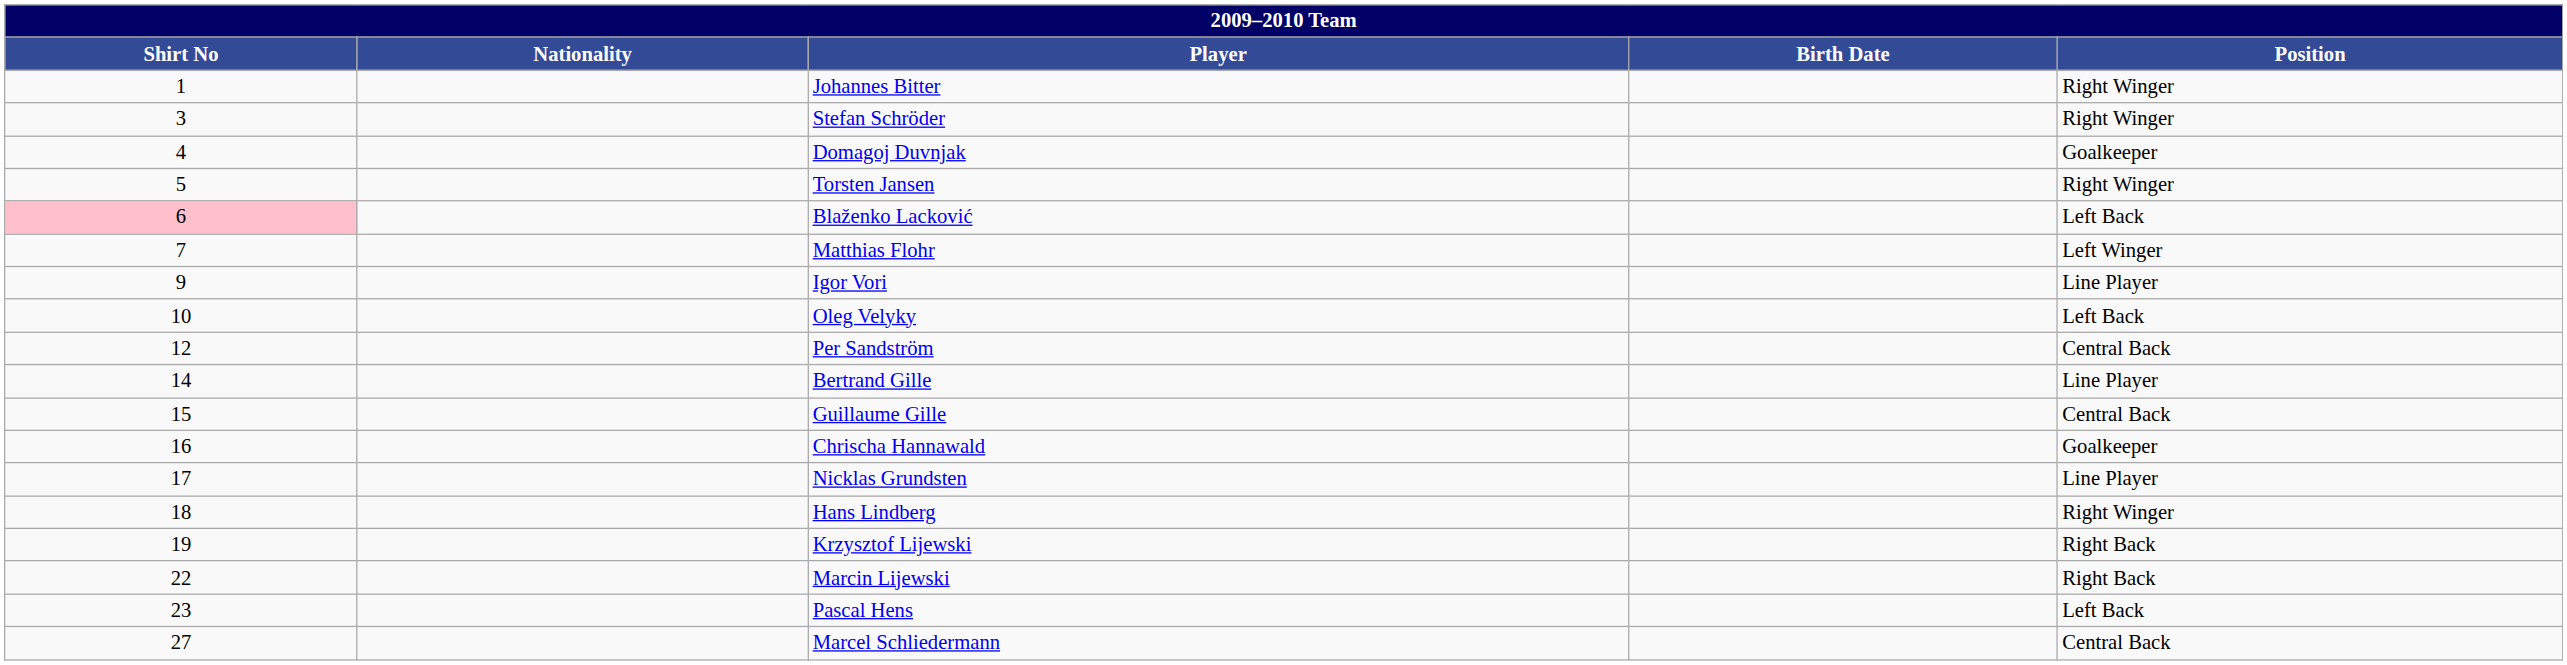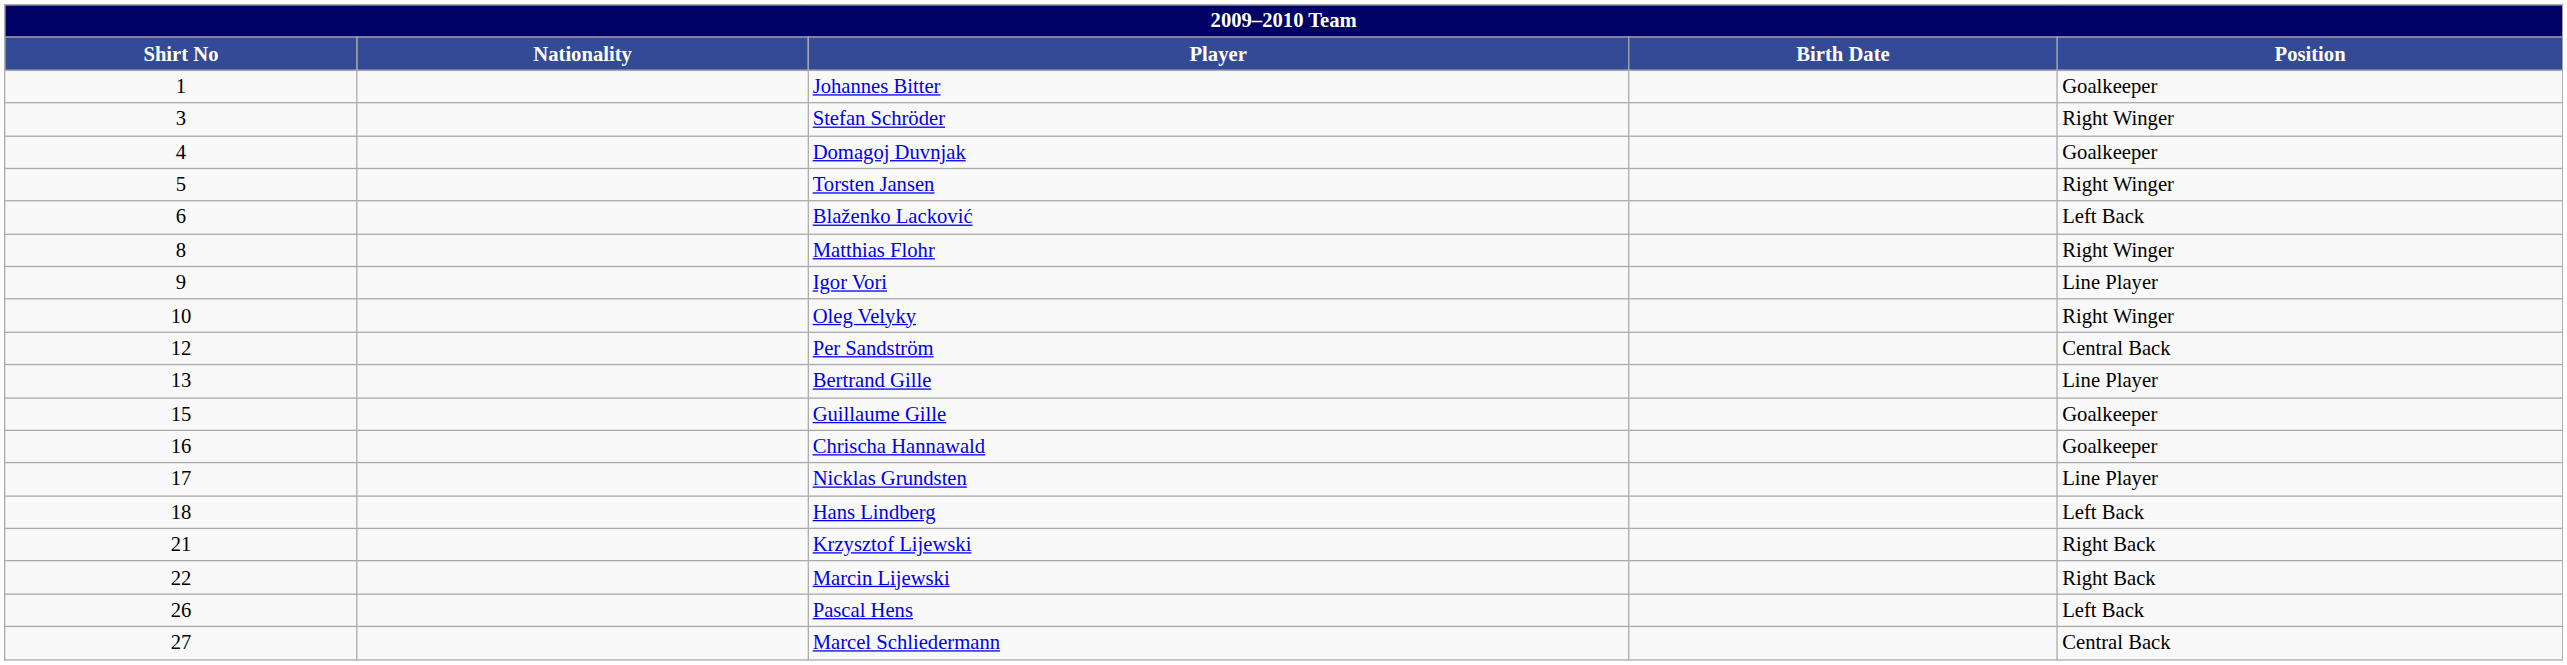(2118, 86) Right Winger -> (2110, 86) Goalkeeper
(181, 217) pink background -> (181, 217) no background
(181, 250) 7 -> (181, 250) 8
(2112, 250) Left Winger -> (2118, 250) Right Winger
(2103, 315) Left Back -> (2118, 315) Right Winger
(181, 380) 14 -> (181, 380) 13
(2116, 413) Central Back -> (2110, 413) Goalkeeper
(2118, 511) Right Winger -> (2103, 511) Left Back
(181, 544) 19 -> (181, 544) 21
(181, 610) 23 -> (181, 610) 26
